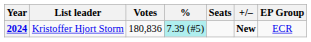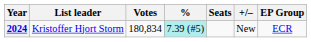(145, 28) 180,836 -> (145, 28) 180,834
(246, 28) bold -> (246, 28) normal
